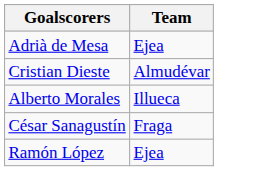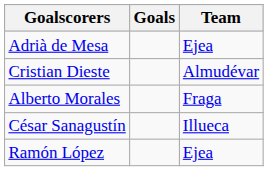+ column: (154, 17)
(157, 98) Illueca -> (202, 98) Fraga
(153, 125) Fraga -> (206, 125) Illueca
